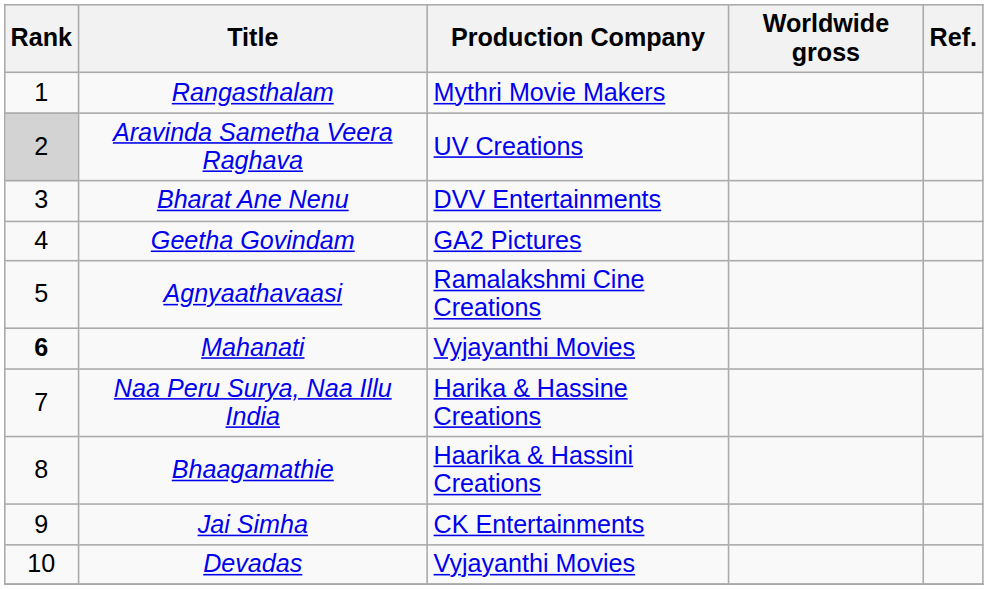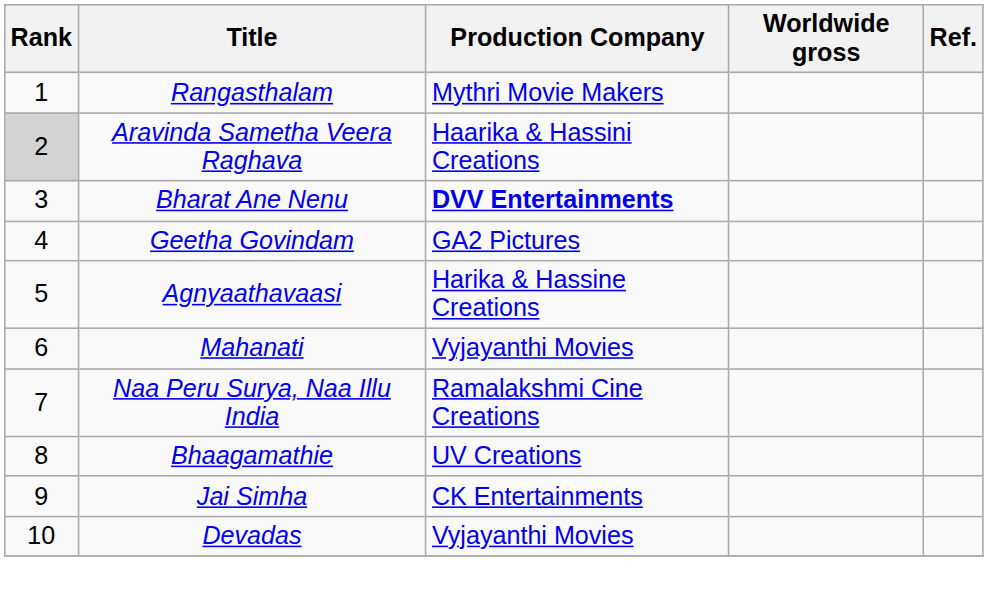(508, 146) UV Creations -> (532, 146) Haarika & Hassini Creations
(547, 200) normal -> (553, 200) bold
(539, 294) Ramalakshmi Cine Creations -> (529, 294) Harika & Hassine Creations
(41, 348) bold -> (41, 348) normal
(531, 402) Harika & Hassine Creations -> (537, 402) Ramalakshmi Cine Creations
(533, 470) Haarika & Hassini Creations -> (507, 456) UV Creations
